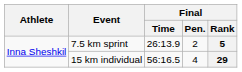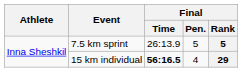(195, 44) 2 -> (196, 44) 5
(163, 60) normal -> (164, 60) bold
